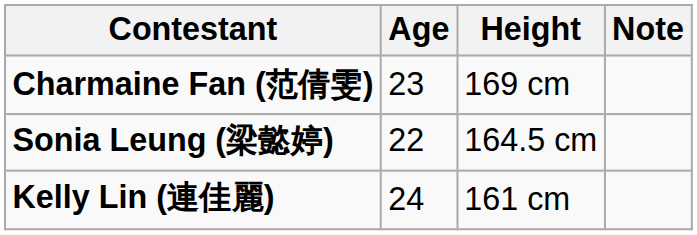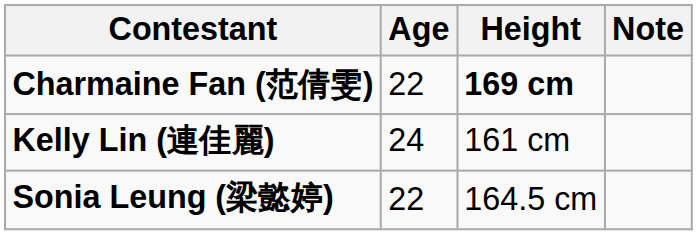(406, 84) 23 -> (406, 84) 22
(517, 84) normal -> (519, 84) bold
rows swapped: (173, 140) <-> (144, 198)
